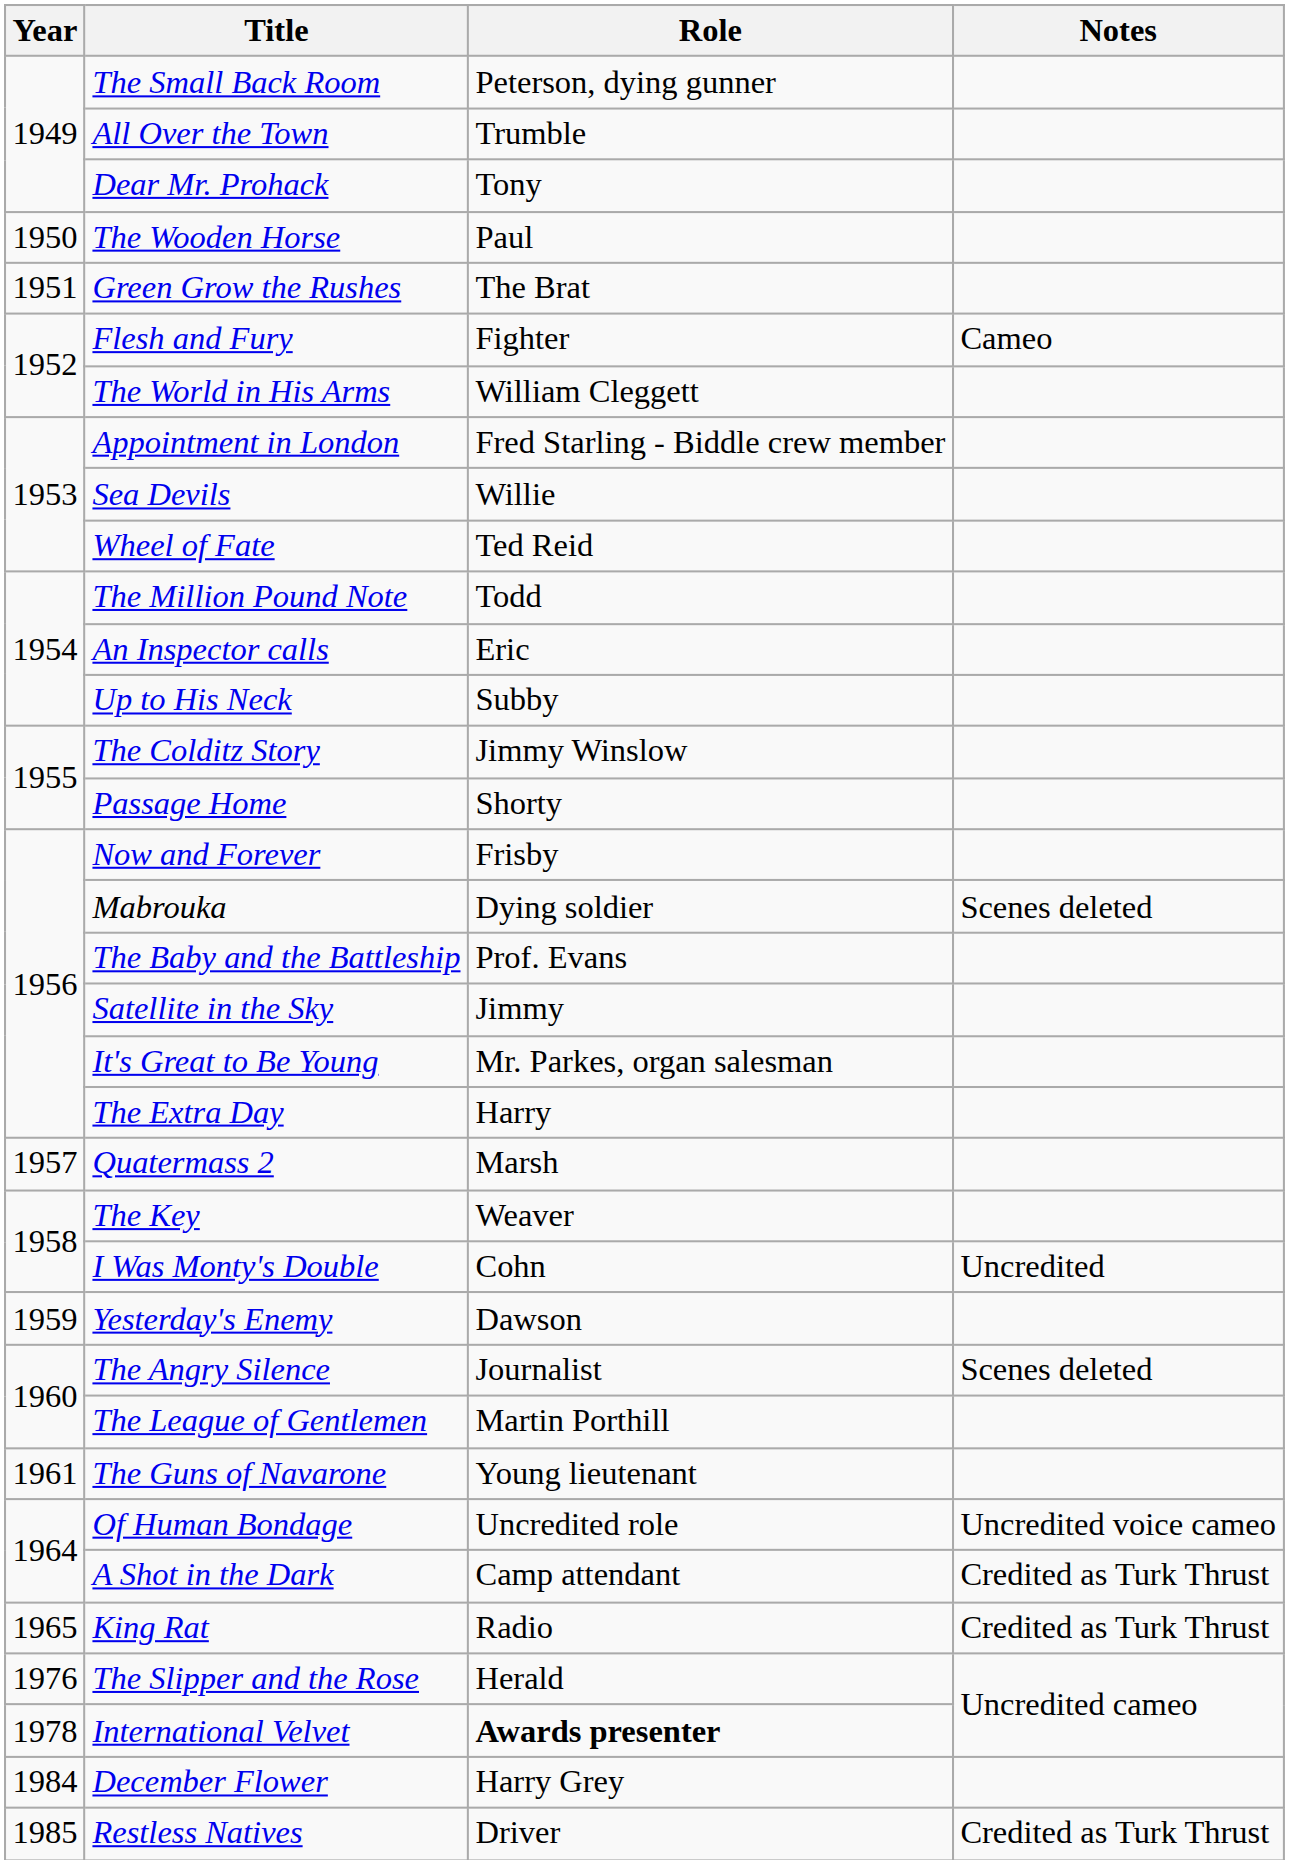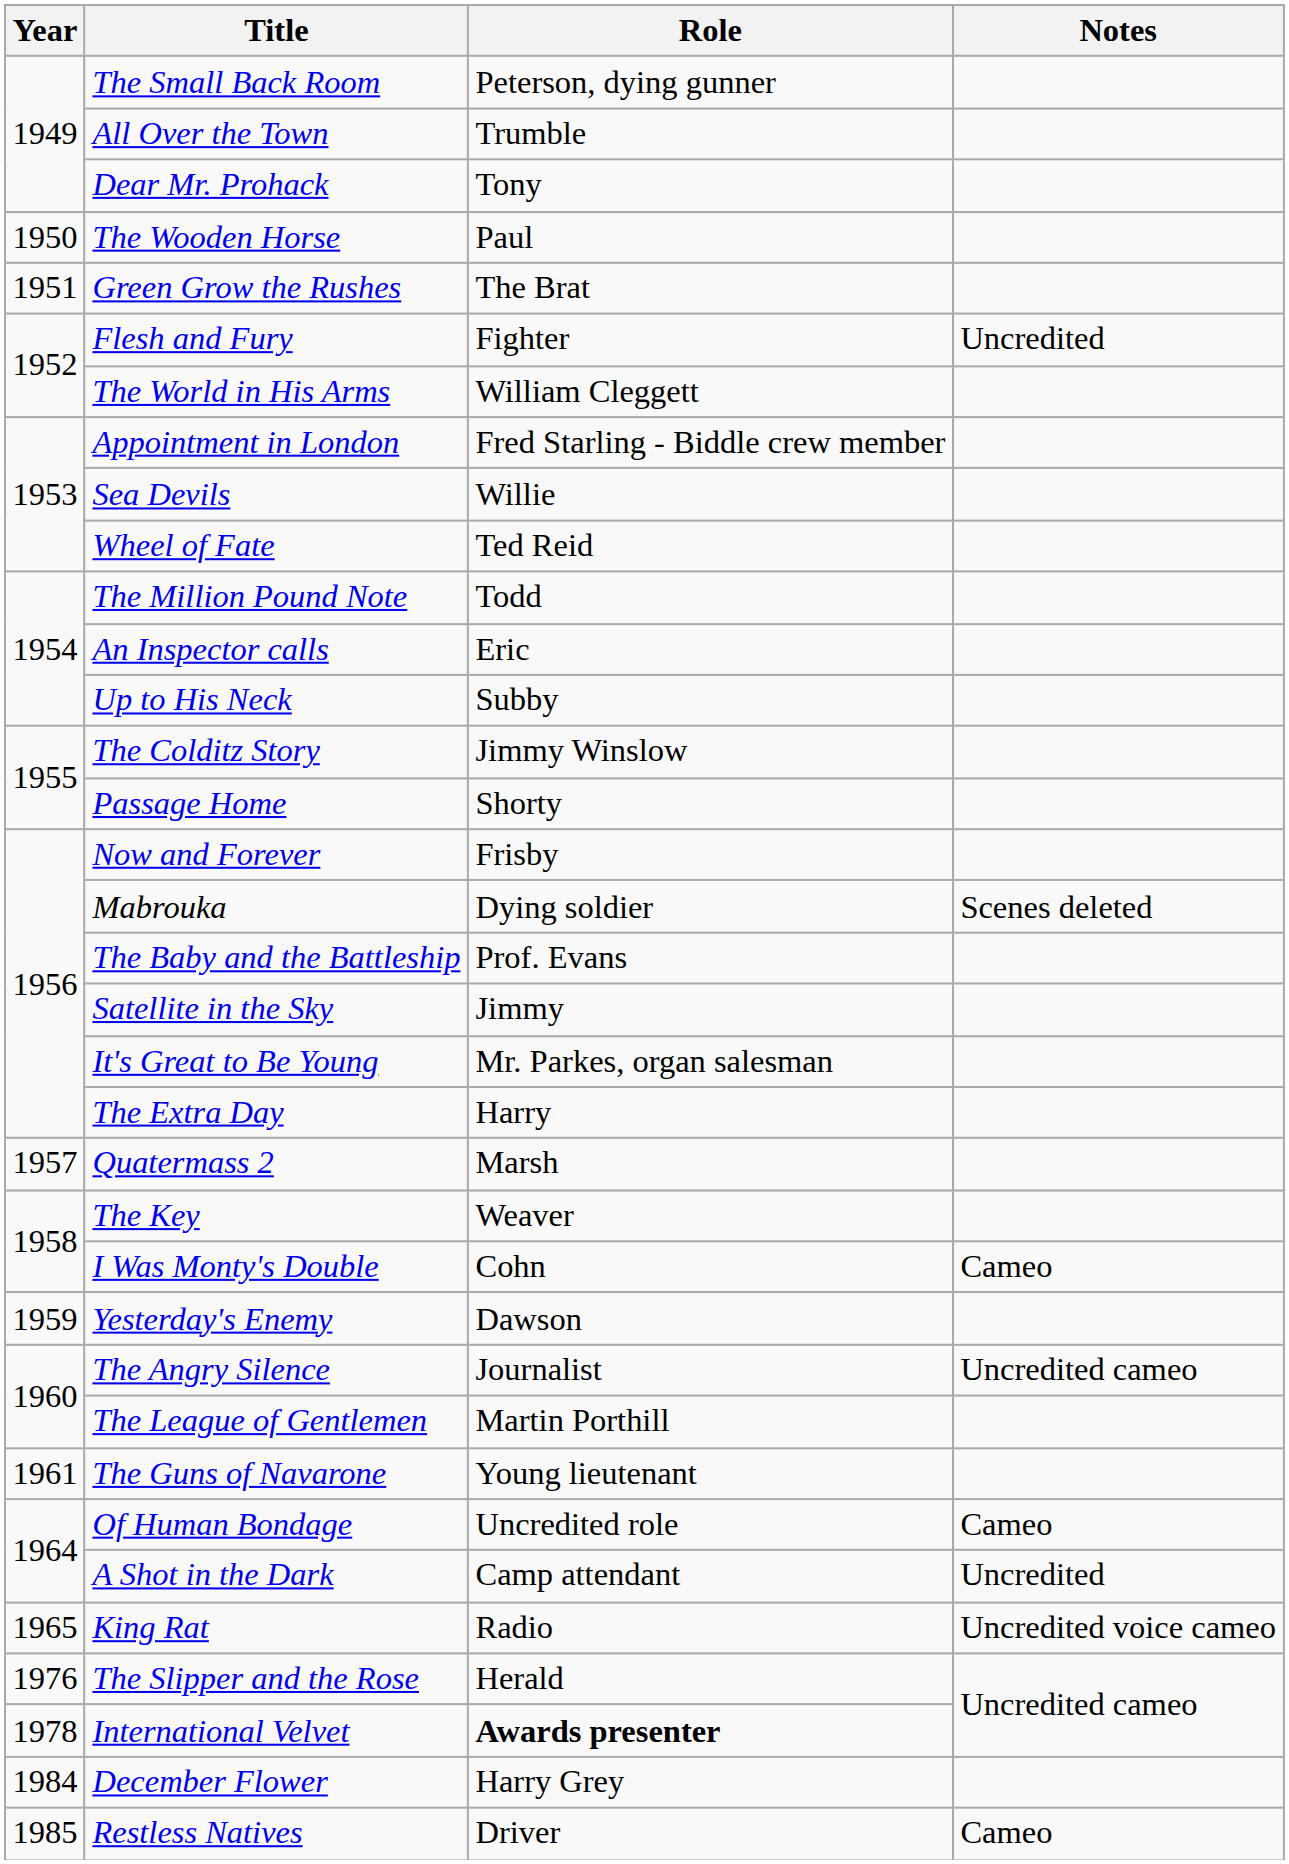(1006, 339) Cameo -> (1033, 339) Uncredited
(1033, 1266) Uncredited -> (1006, 1266) Cameo
(1056, 1369) Scenes deleted -> (1079, 1369) Uncredited cameo
(1118, 1524) Uncredited voice cameo -> (1006, 1524) Cameo
(1115, 1575) Credited as Turk Thrust -> (1033, 1575) Uncredited
(1115, 1627) Credited as Turk Thrust -> (1118, 1627) Uncredited voice cameo
(1115, 1833) Credited as Turk Thrust -> (1006, 1833) Cameo
